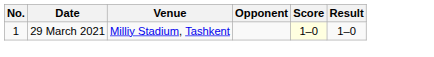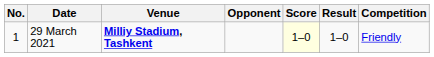+ column: (394, 13)
(170, 31) normal -> (143, 37) bold
